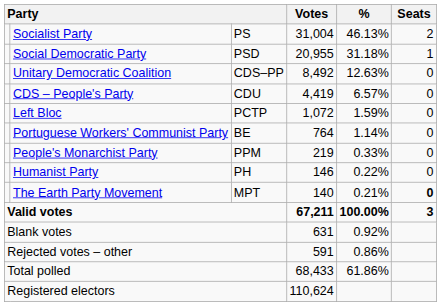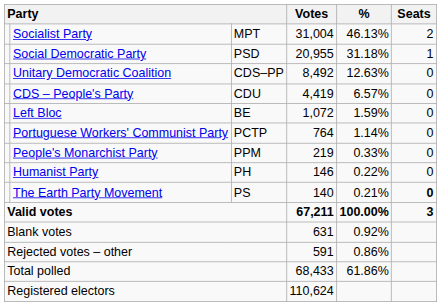(242, 34) PS -> (247, 34) MPT
(250, 113) PCTP -> (242, 113) BE
(242, 133) BE -> (250, 133) PCTP
(247, 192) MPT -> (242, 192) PS
